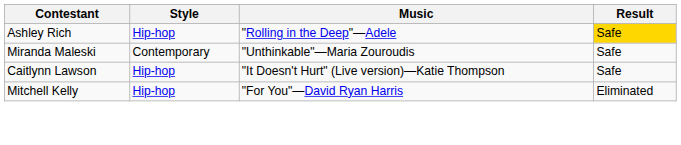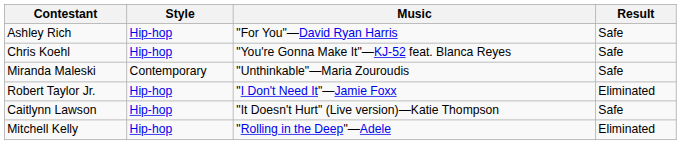(319, 33) "Rolling in the Deep"—Adele -> (317, 33) "For You"—David Ryan Harris
(609, 33) gold background -> (611, 33) no background
+ row: (39, 52)
+ row: (51, 91)
(322, 91) "For You"—David Ryan Harris -> (314, 129) "Rolling in the Deep"—Adele
